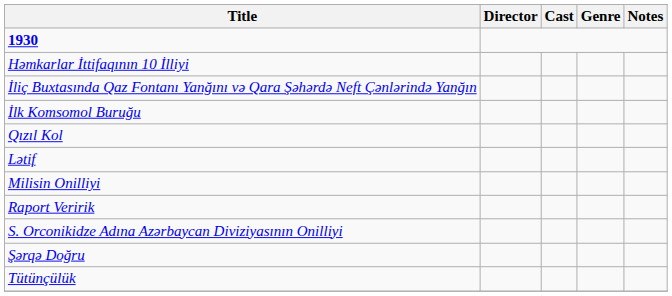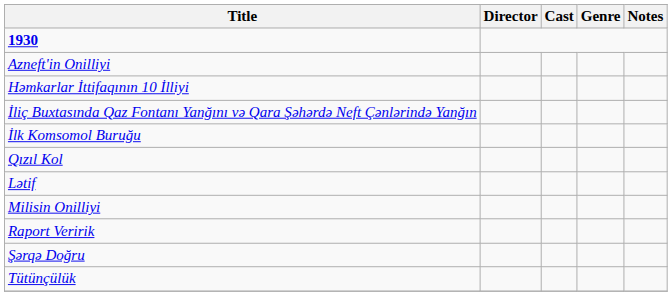+ row: (59, 64)
- row: (175, 231)
